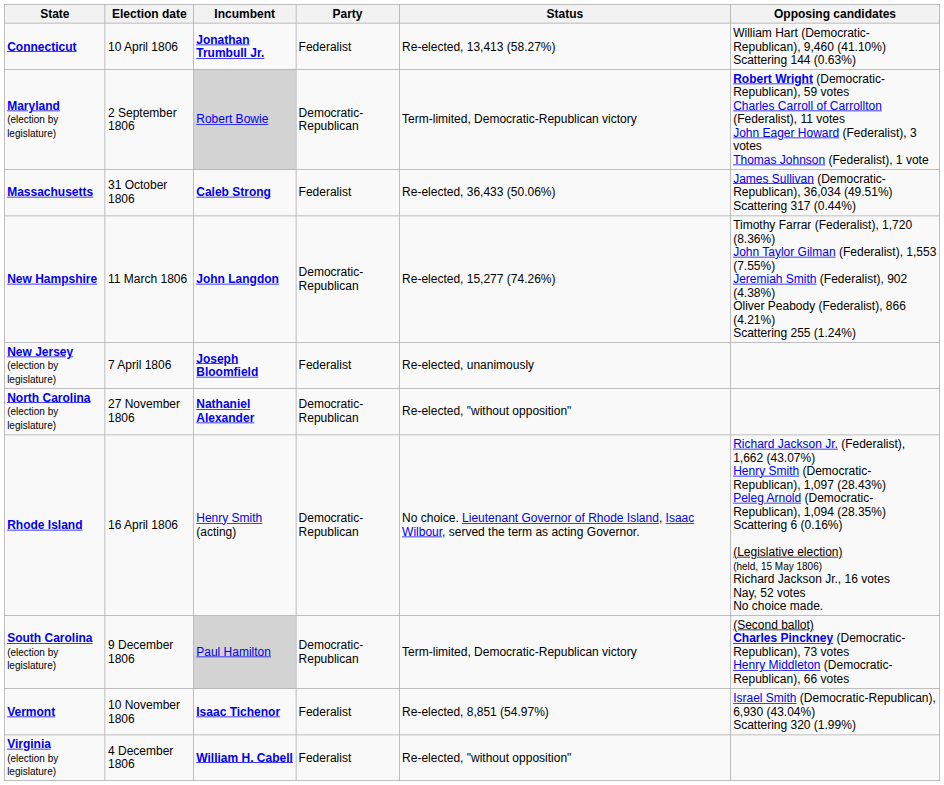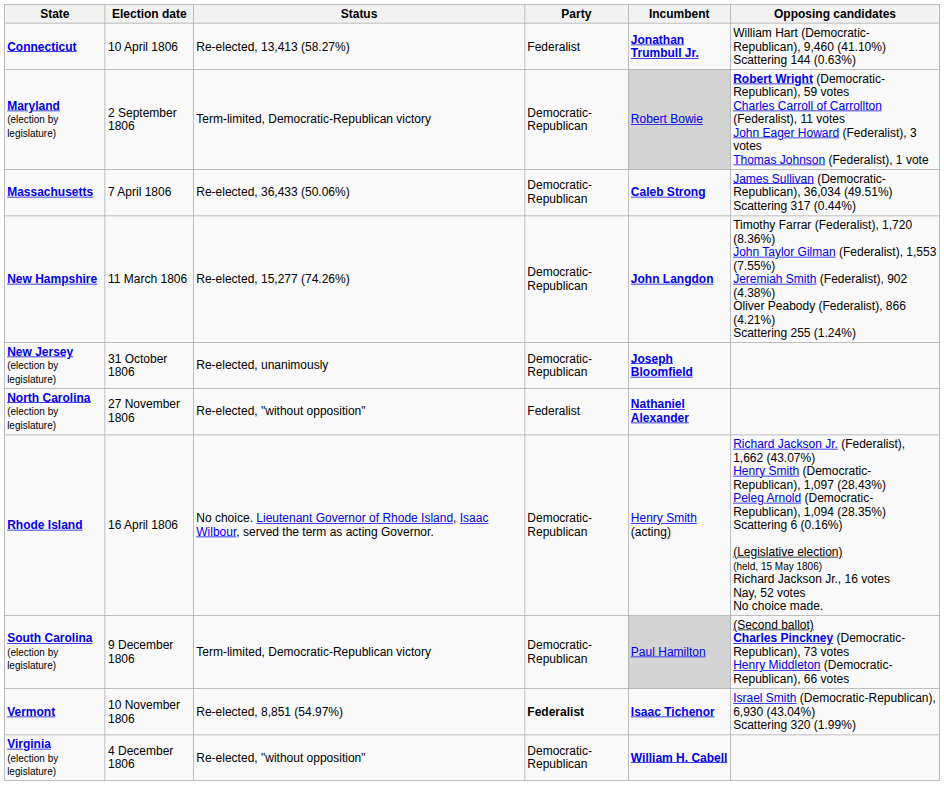columns swapped: (245, 14) <-> (565, 14)
(138, 192) 31 October 1806 -> (140, 192) 7 April 1806
(325, 192) Federalist -> (560, 192) Democratic-Republican
(140, 365) 7 April 1806 -> (138, 365) 31 October 1806
(325, 365) Federalist -> (560, 365) Democratic-Republican
(331, 411) Democratic-Republican -> (554, 411) Federalist
(325, 711) normal -> (556, 711) bold
(325, 757) Federalist -> (560, 757) Democratic-Republican
